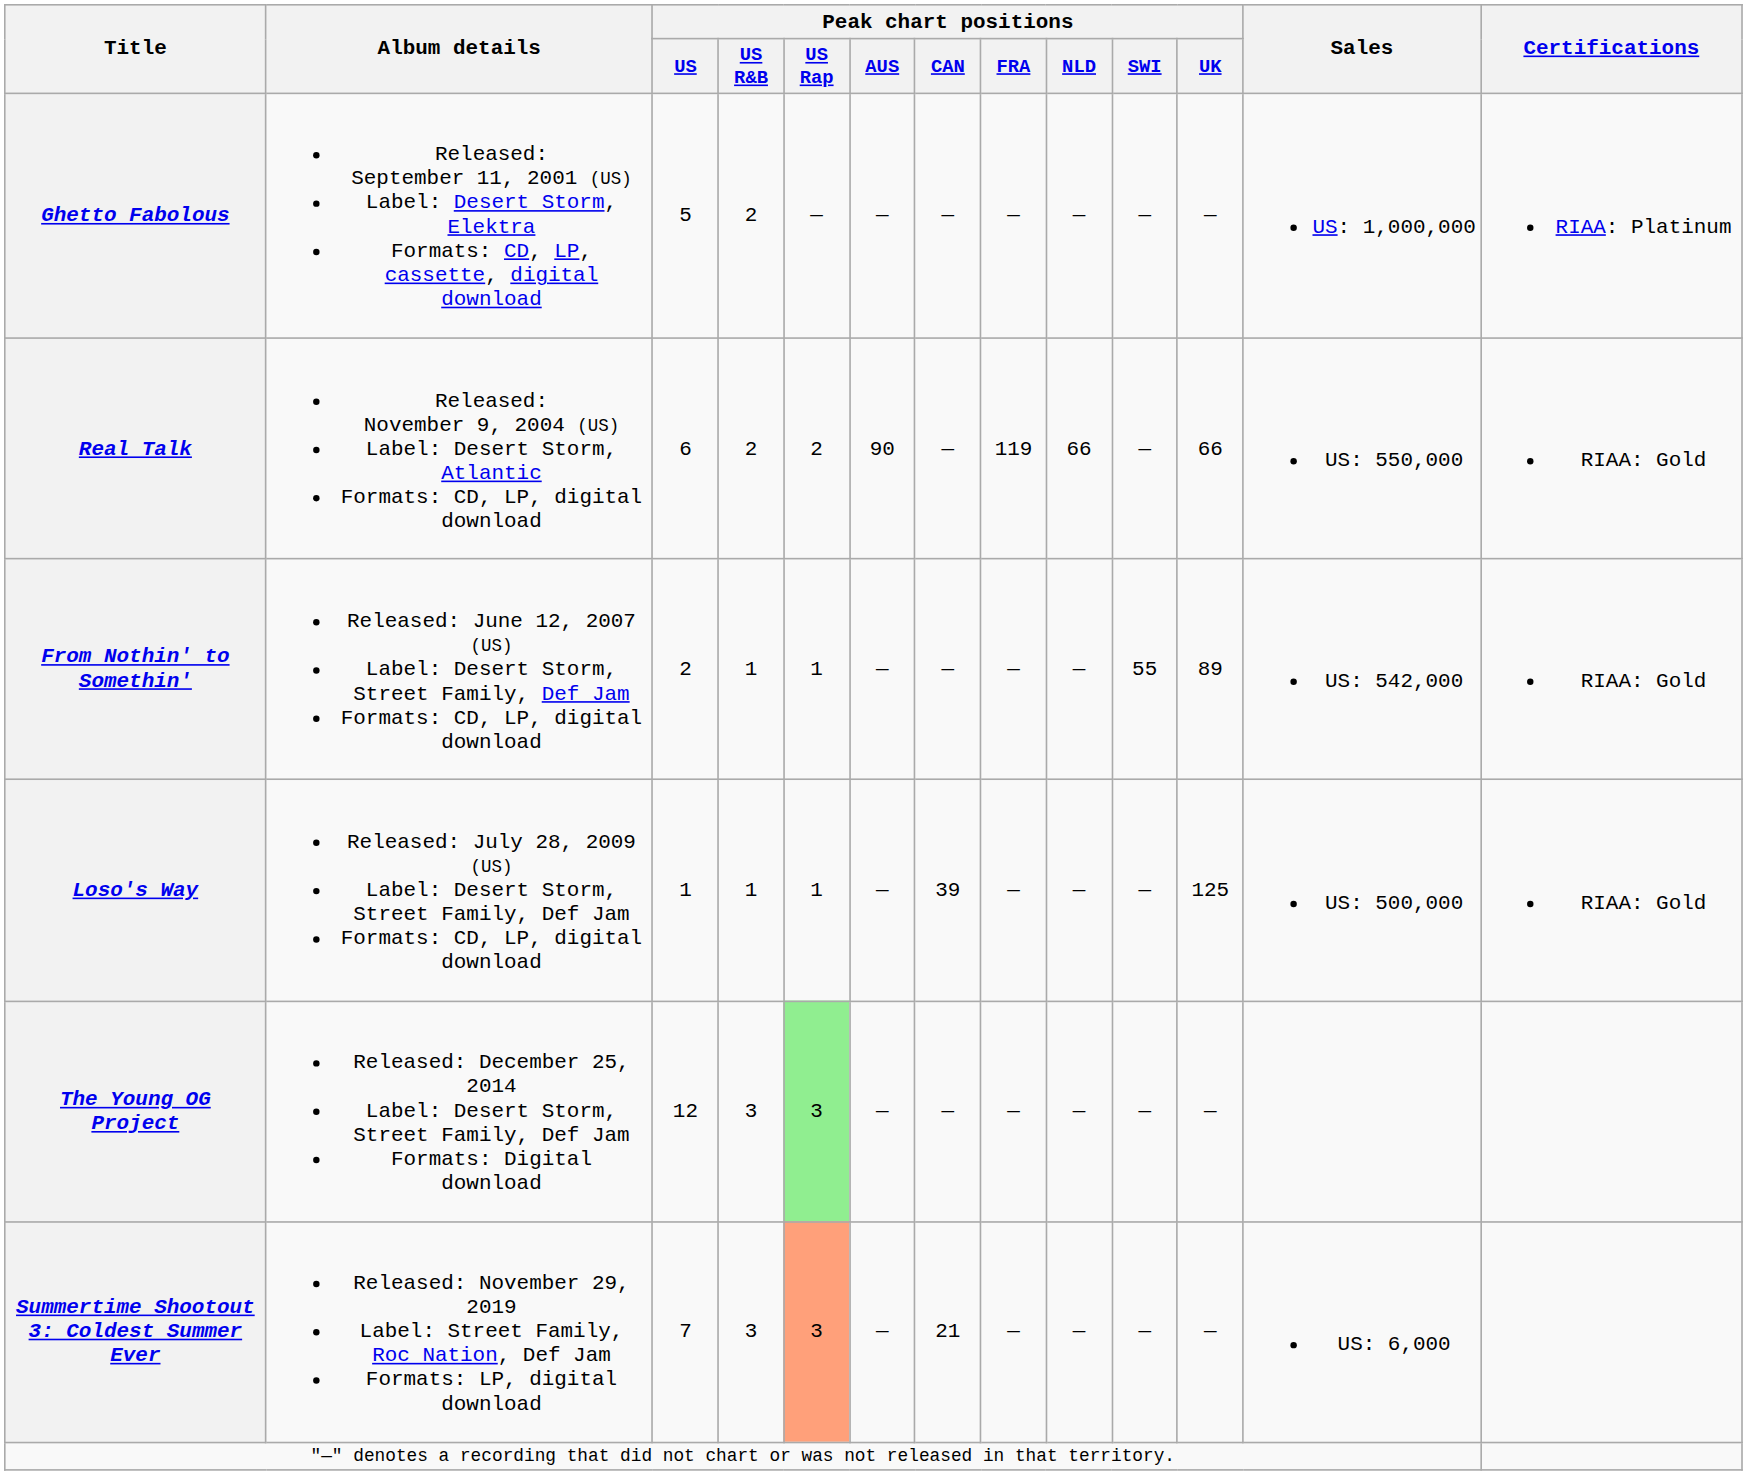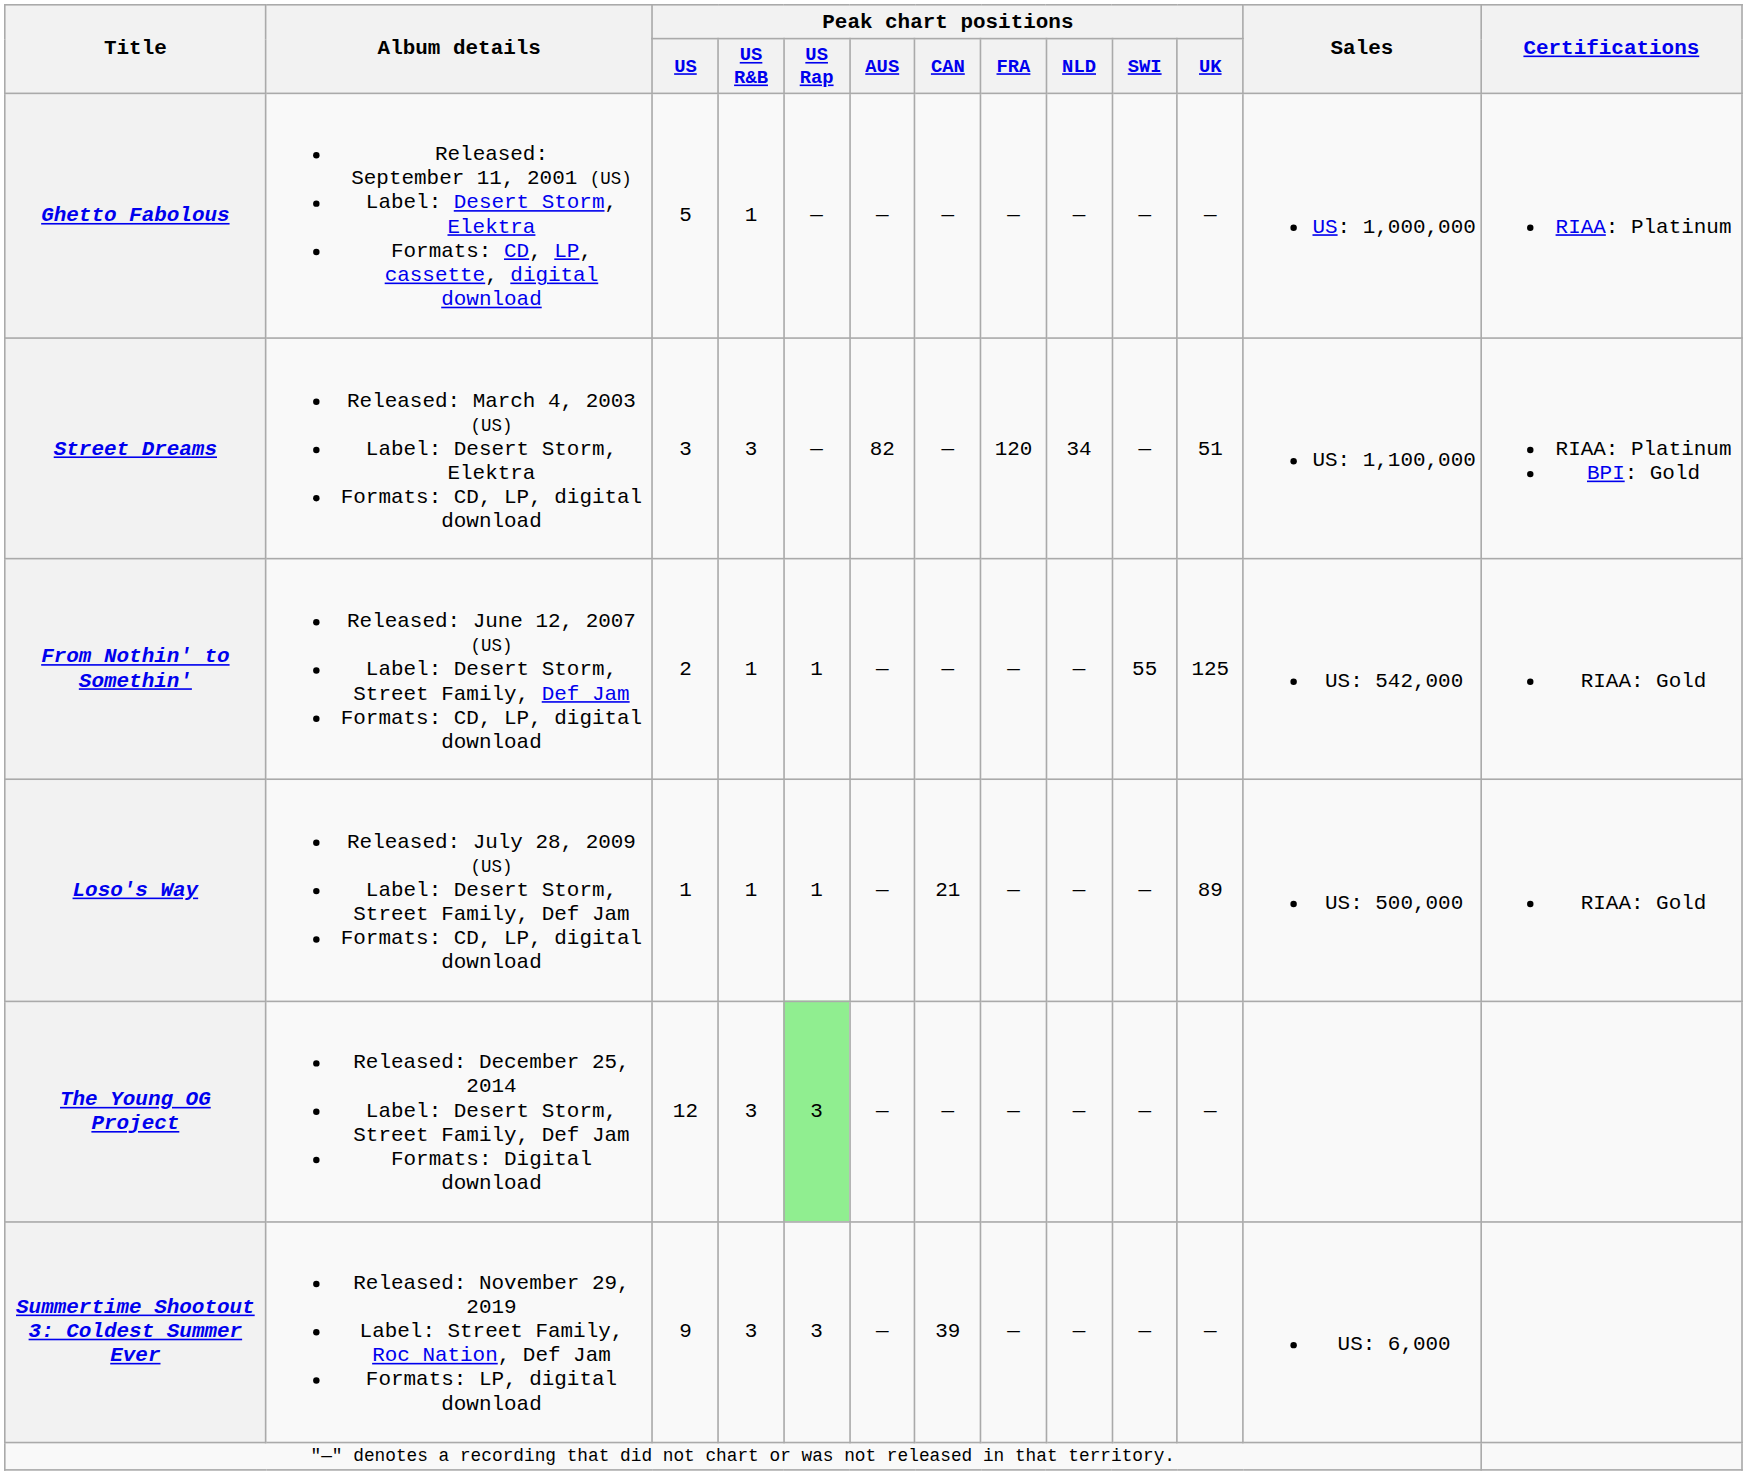(751, 216) 2 -> (751, 216) 1
+ row: (135, 449)
- row: (135, 449)
(1210, 669) 89 -> (1210, 669) 125
(948, 890) 39 -> (948, 890) 21
(1210, 890) 125 -> (1210, 890) 89
(685, 1332) 7 -> (685, 1332) 9
(817, 1332) lightsalmon background -> (817, 1332) no background
(948, 1332) 21 -> (948, 1332) 39
